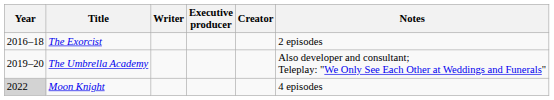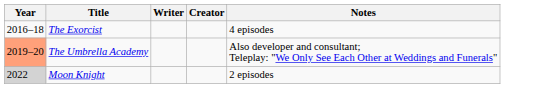- column: (211, 18)
(300, 41) 2 episodes -> (252, 29) 4 episodes
(25, 64) no background -> (25, 52) lightsalmon background
(300, 86) 4 episodes -> (252, 74) 2 episodes
